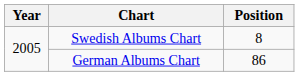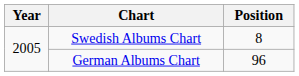(259, 60) 86 -> (259, 60) 96
